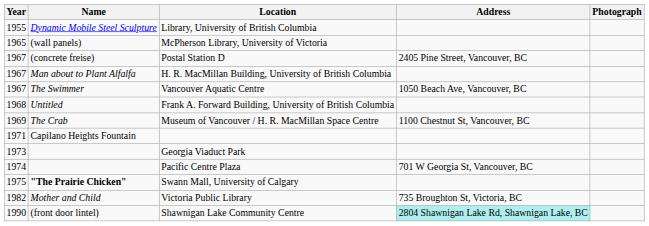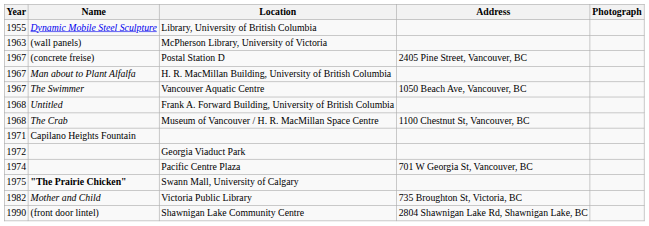(16, 43) 1965 -> (16, 43) 1963
(16, 120) 1969 -> (16, 120) 1968
(16, 151) 1973 -> (16, 151) 1972
(493, 213) paleturquoise background -> (493, 213) no background
